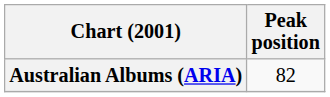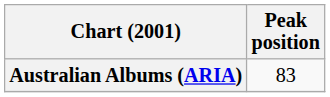(286, 75) 82 -> (286, 75) 83
